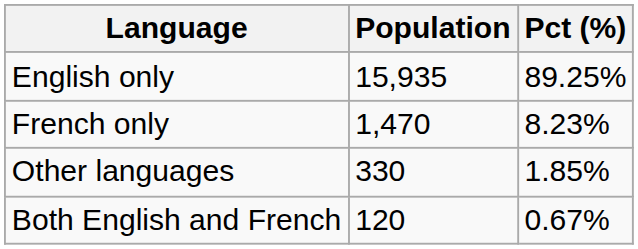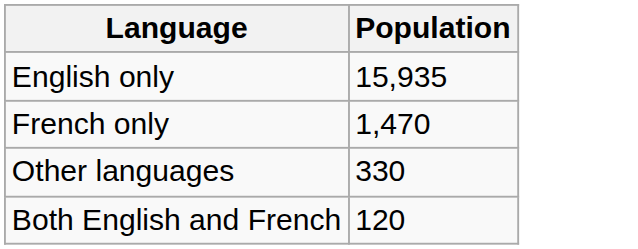- column: (575, 28)
